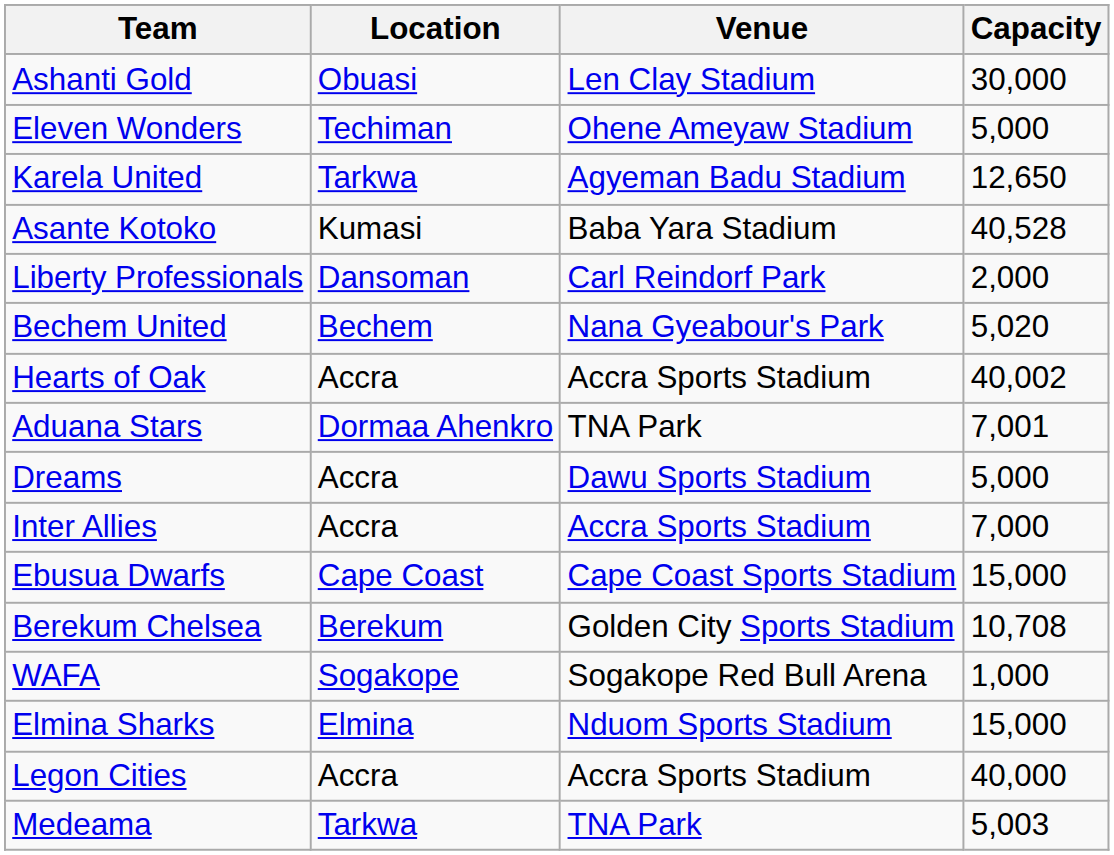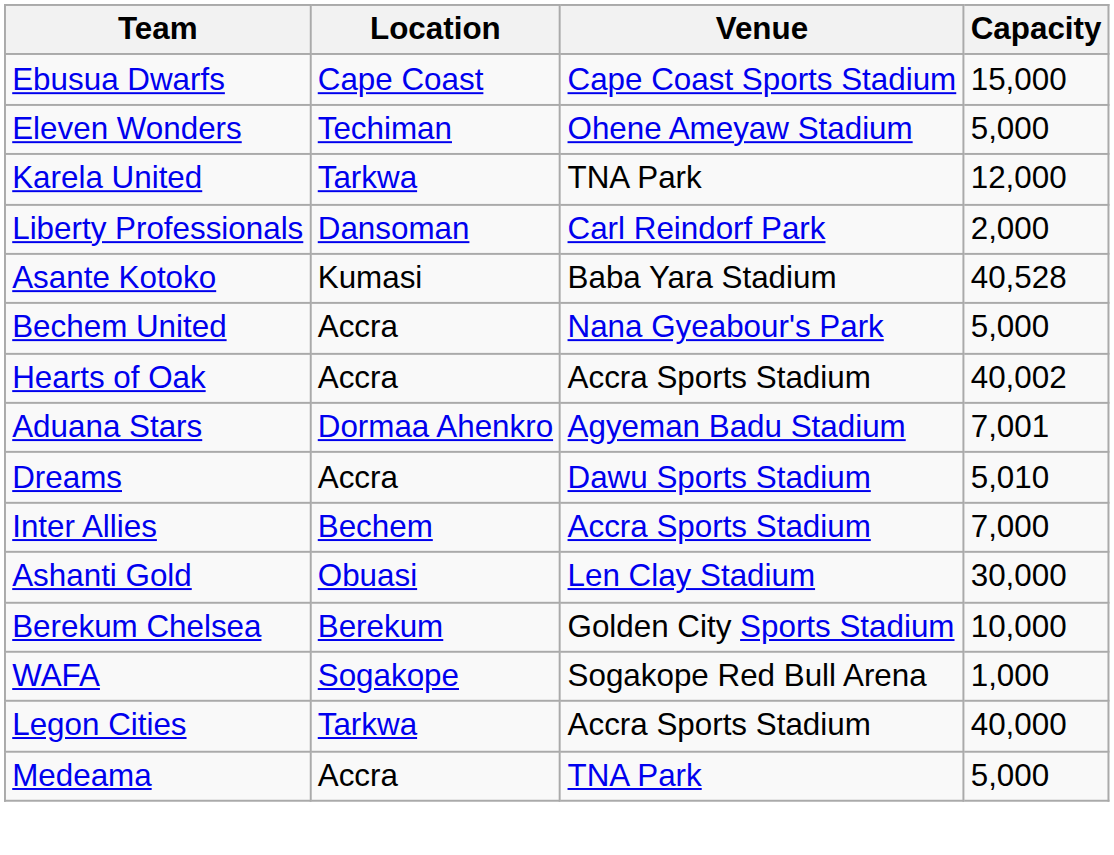rows swapped: (119, 576) <-> (102, 79)
(737, 178) Agyeman Badu Stadium -> (635, 178) TNA Park
(1019, 178) 12,650 -> (1019, 178) 12,000
rows swapped: (114, 228) <-> (158, 278)
(375, 327) Bechem -> (358, 327) Accra
(1010, 327) 5,020 -> (1010, 327) 5,000
(635, 427) TNA Park -> (737, 427) Agyeman Badu Stadium
(1010, 476) 5,000 -> (1010, 476) 5,010
(358, 526) Accra -> (375, 526) Bechem
(1019, 626) 10,708 -> (1019, 626) 10,000
- row: (113, 725)
(358, 775) Accra -> (367, 725) Tarkwa
(367, 825) Tarkwa -> (358, 775) Accra
(1010, 825) 5,003 -> (1010, 775) 5,000
